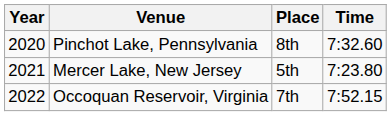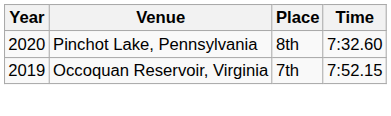- row: (147, 70)
(27, 96) 2022 -> (27, 70) 2019
